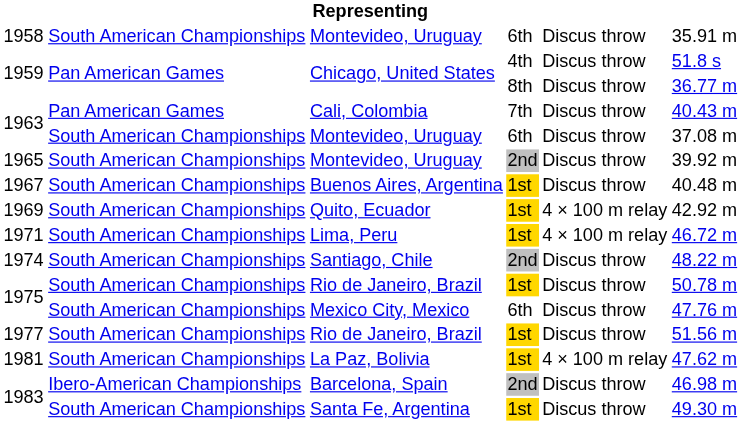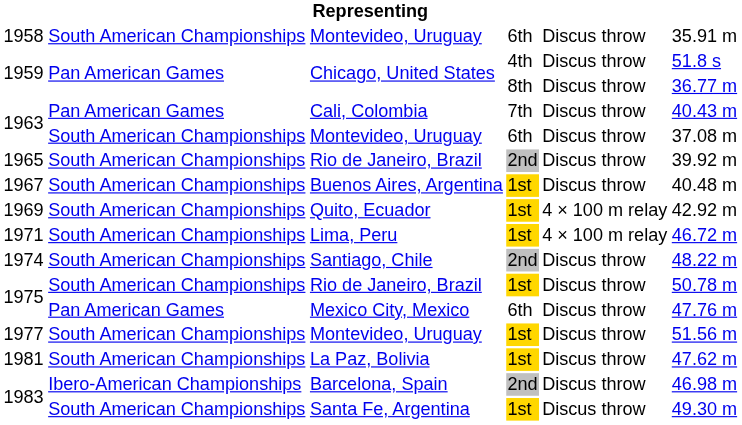(396, 160) Montevideo, Uruguay -> (396, 160) Rio de Janeiro, Brazil
(177, 309) South American Championships -> (136, 309) Pan American Games
(396, 334) Rio de Janeiro, Brazil -> (396, 334) Montevideo, Uruguay
(605, 359) 4 × 100 m relay -> (594, 359) Discus throw
